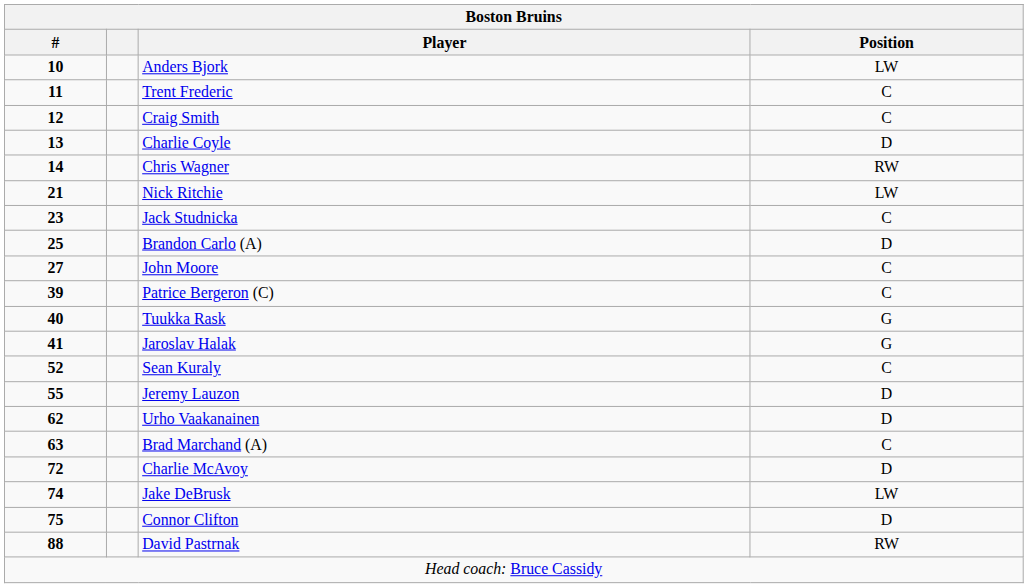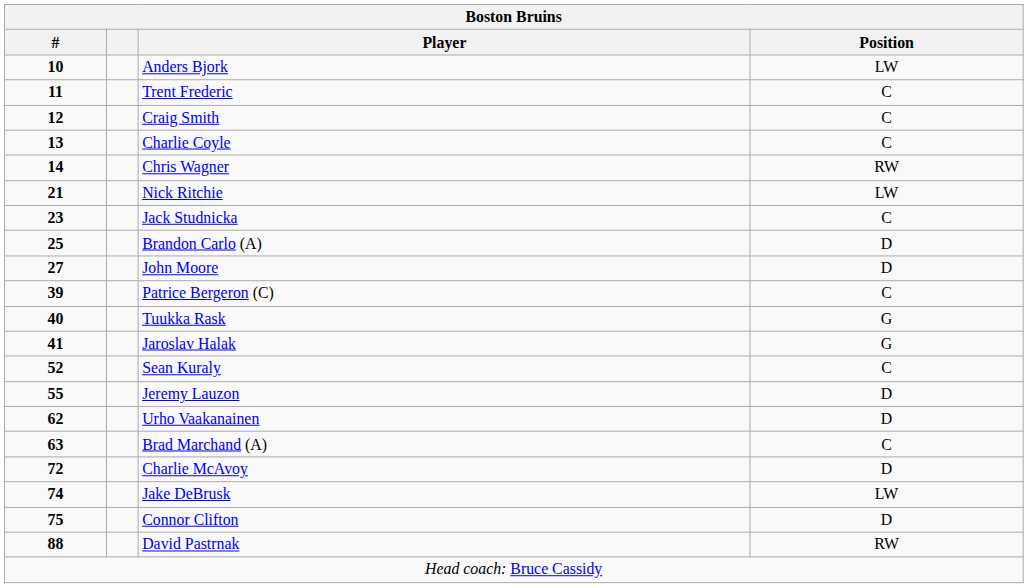(887, 142) D -> (887, 142) C
(887, 268) C -> (887, 268) D
